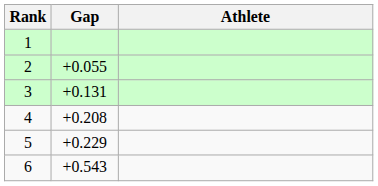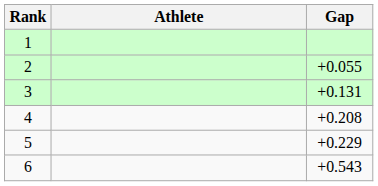columns swapped: (245, 17) <-> (85, 17)
